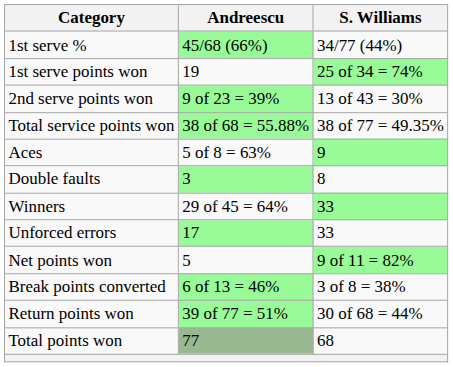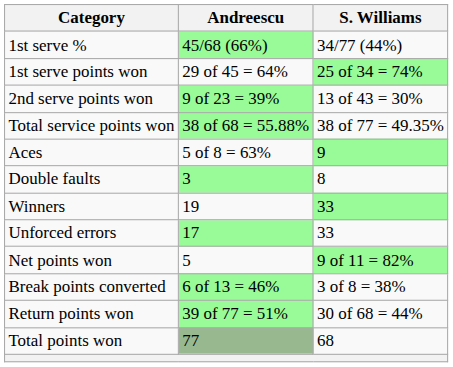(191, 71) 19 -> (235, 71) 29 of 45 = 64%
(235, 206) 29 of 45 = 64% -> (191, 206) 19
